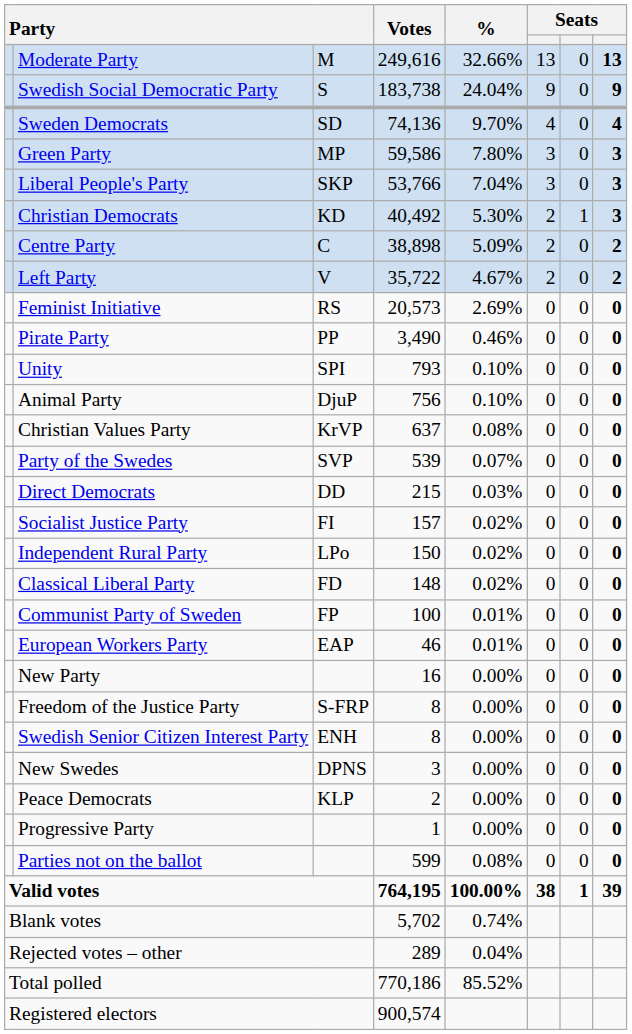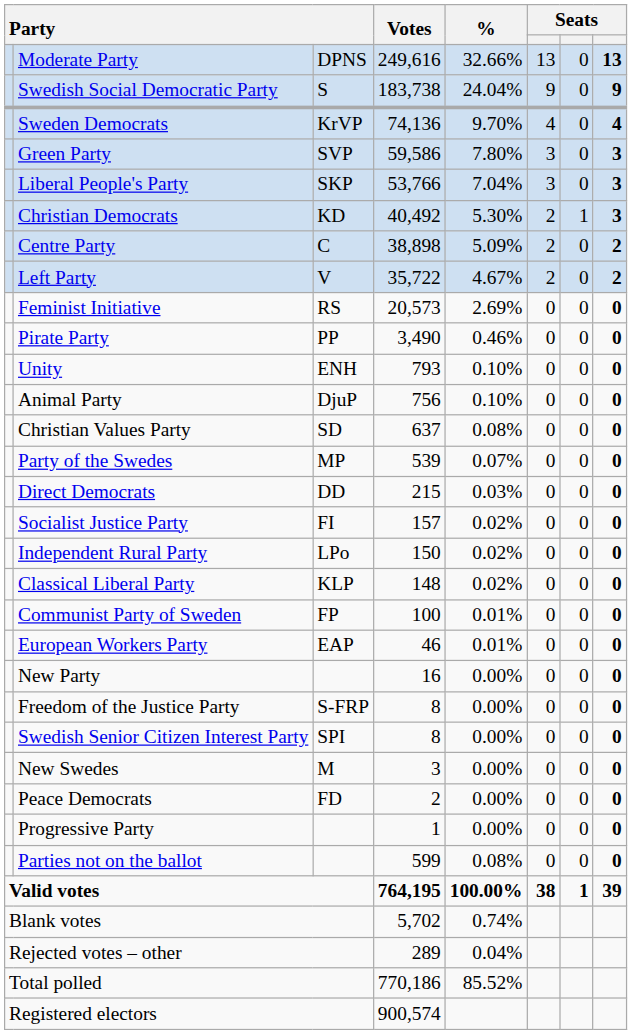(326, 59) M -> (342, 59) DPNS
(330, 123) SD -> (340, 123) KrVP
(331, 154) MP -> (335, 154) SVP
(331, 368) SPI -> (337, 368) ENH
(340, 430) KrVP -> (330, 430) SD
(335, 461) SVP -> (331, 461) MP
(330, 583) FD -> (336, 583) KLP
(337, 737) ENH -> (331, 737) SPI
(342, 768) DPNS -> (326, 768) M
(336, 798) KLP -> (330, 798) FD
